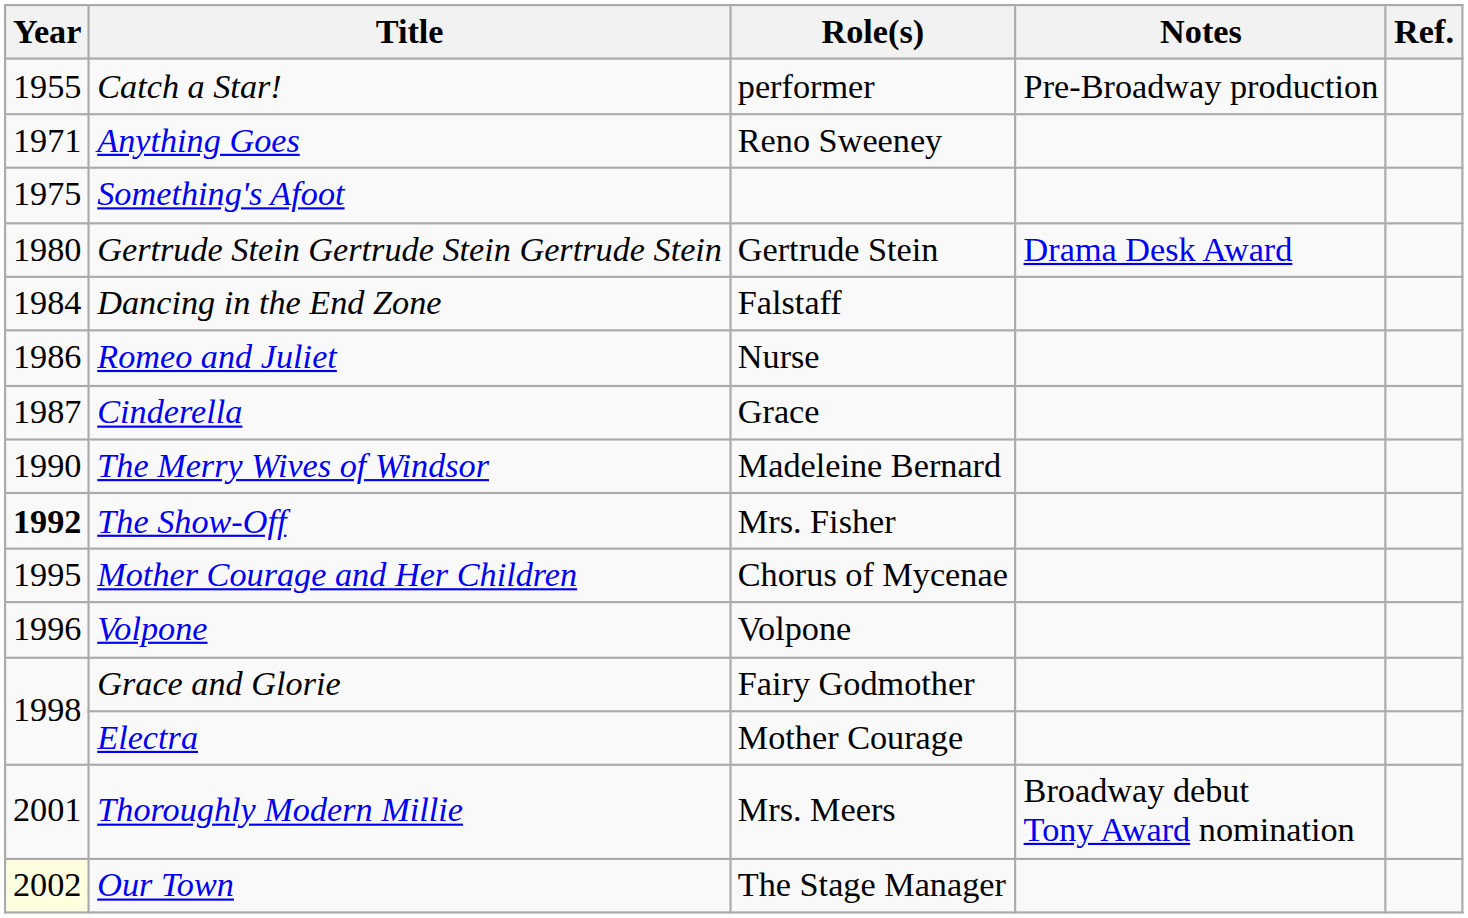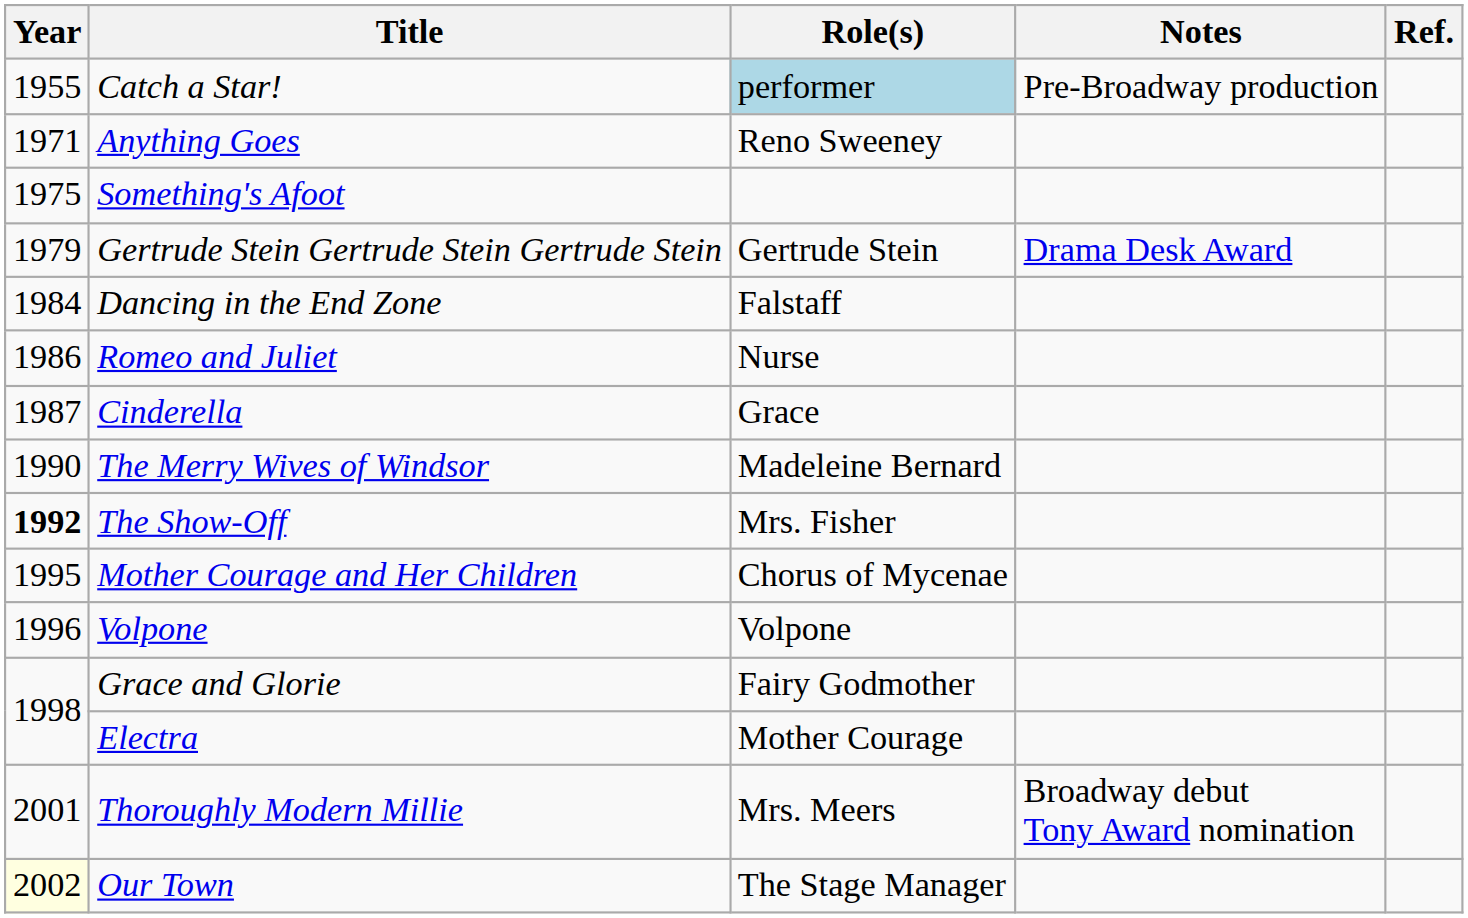(806, 85) no background -> (806, 85) lightblue background
(47, 248) 1980 -> (47, 248) 1979
